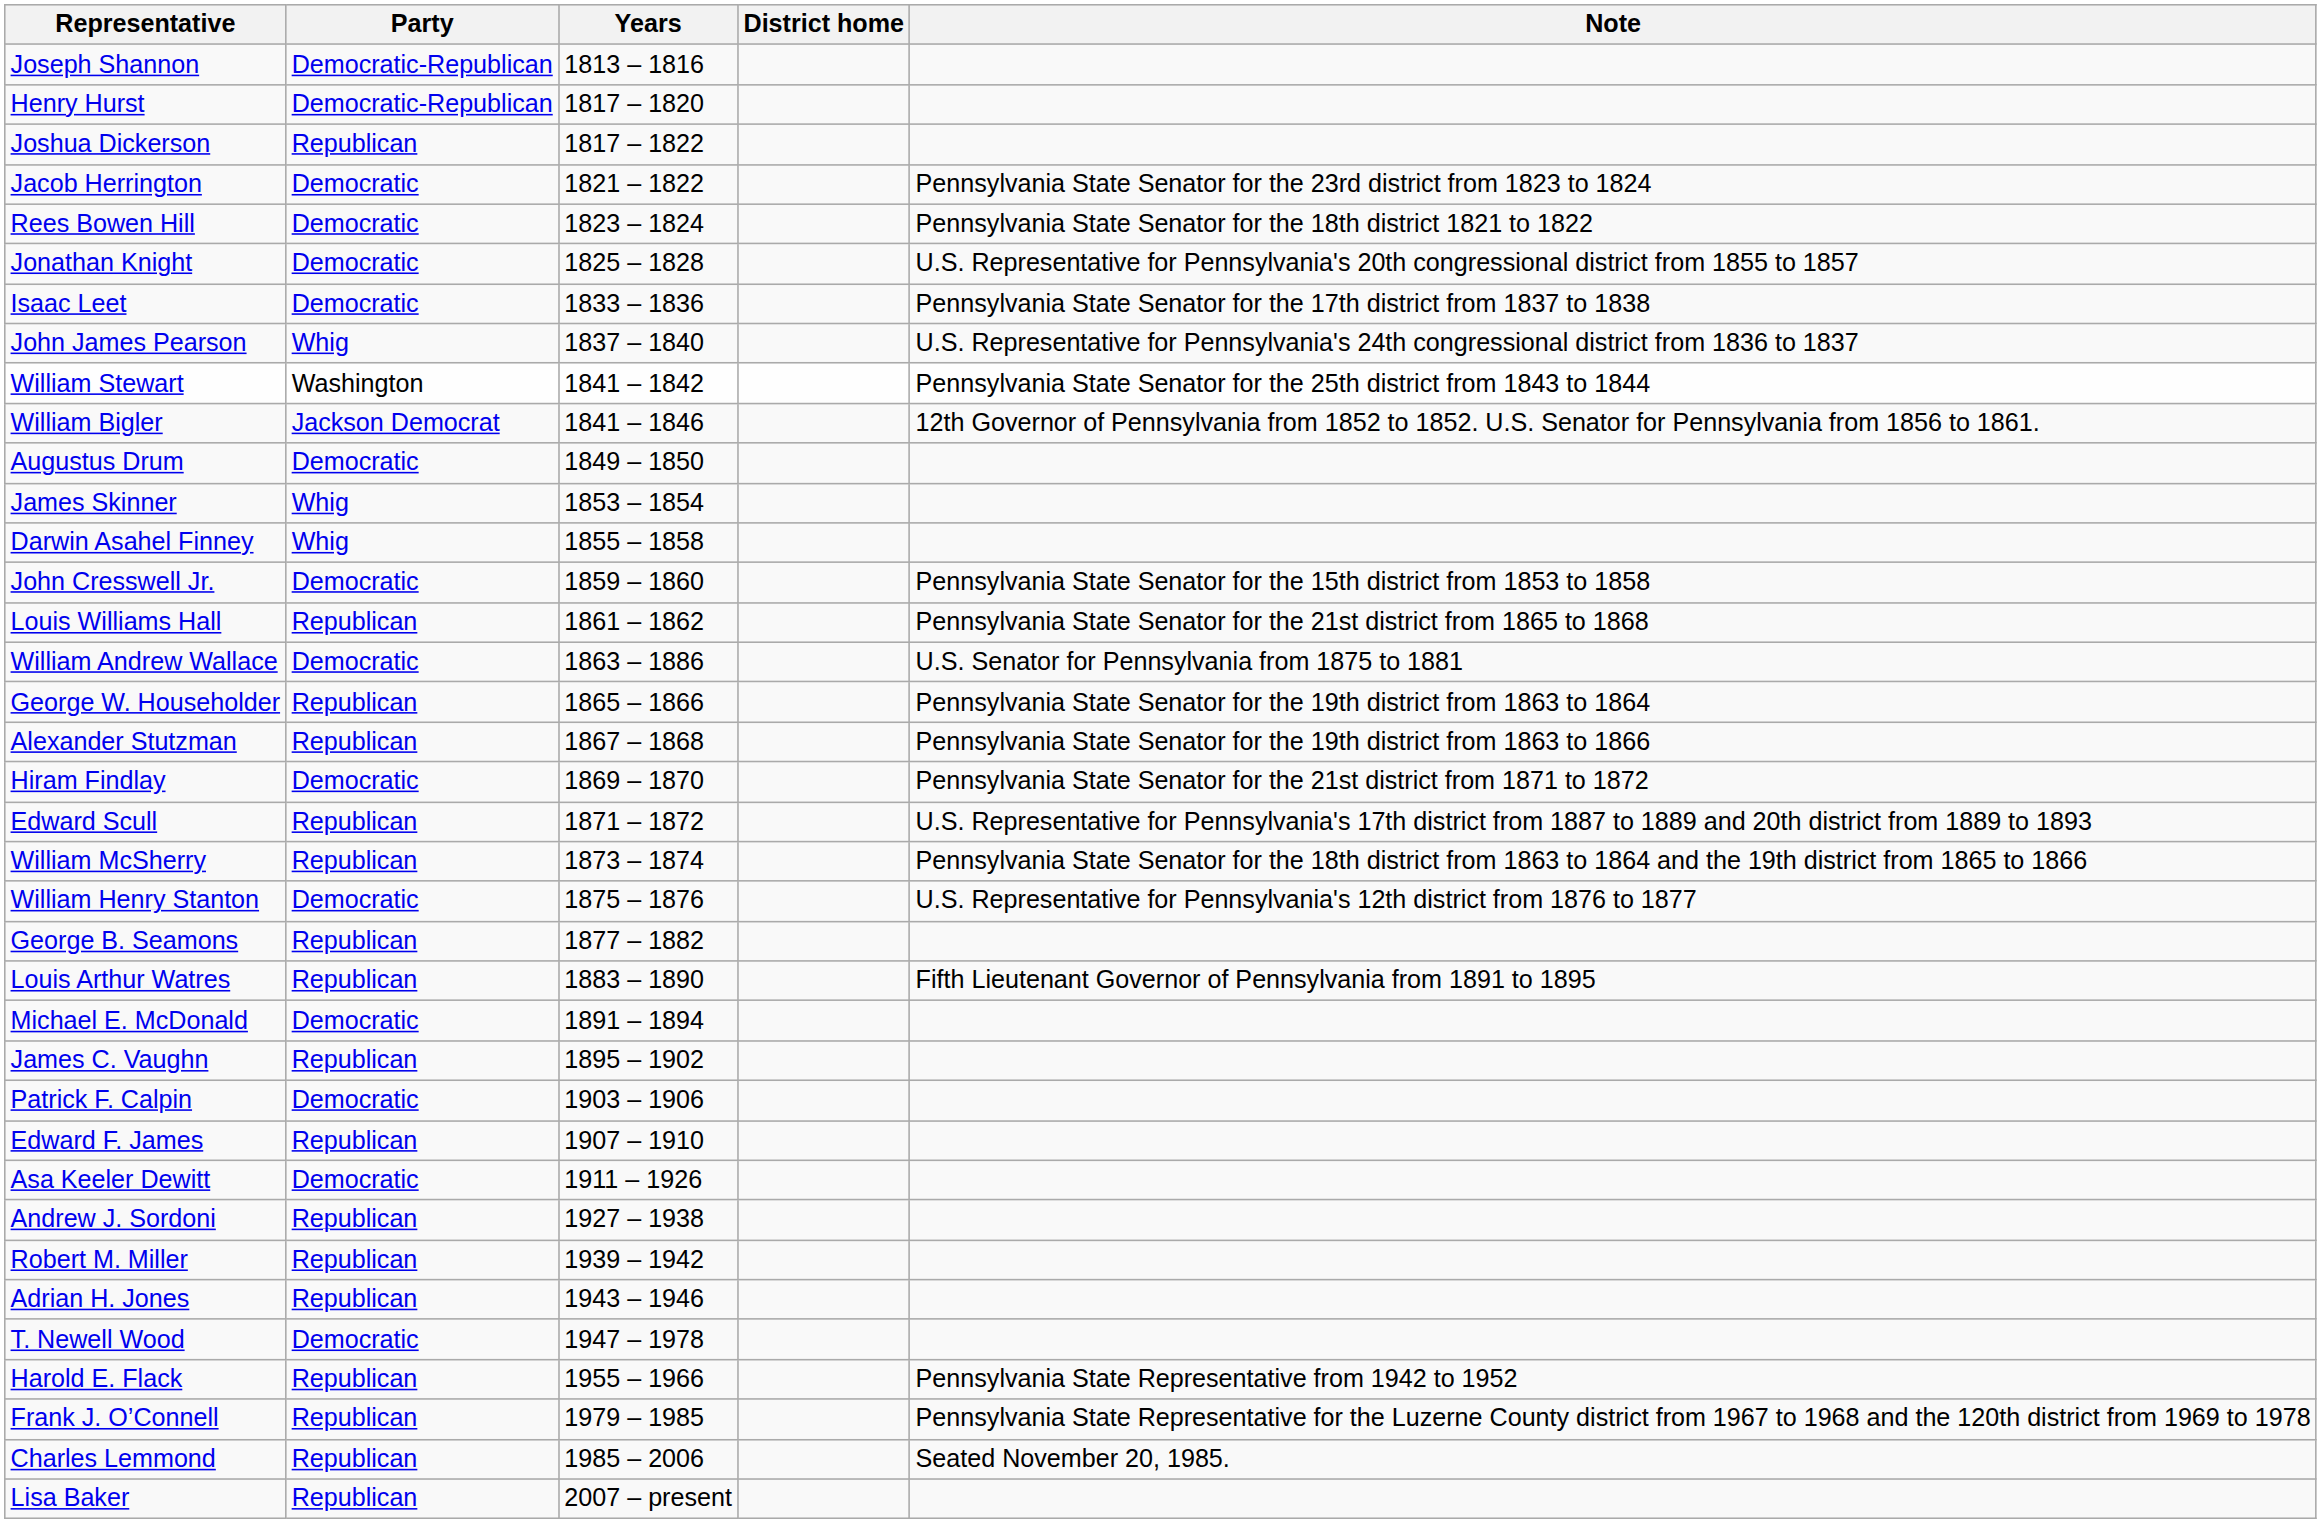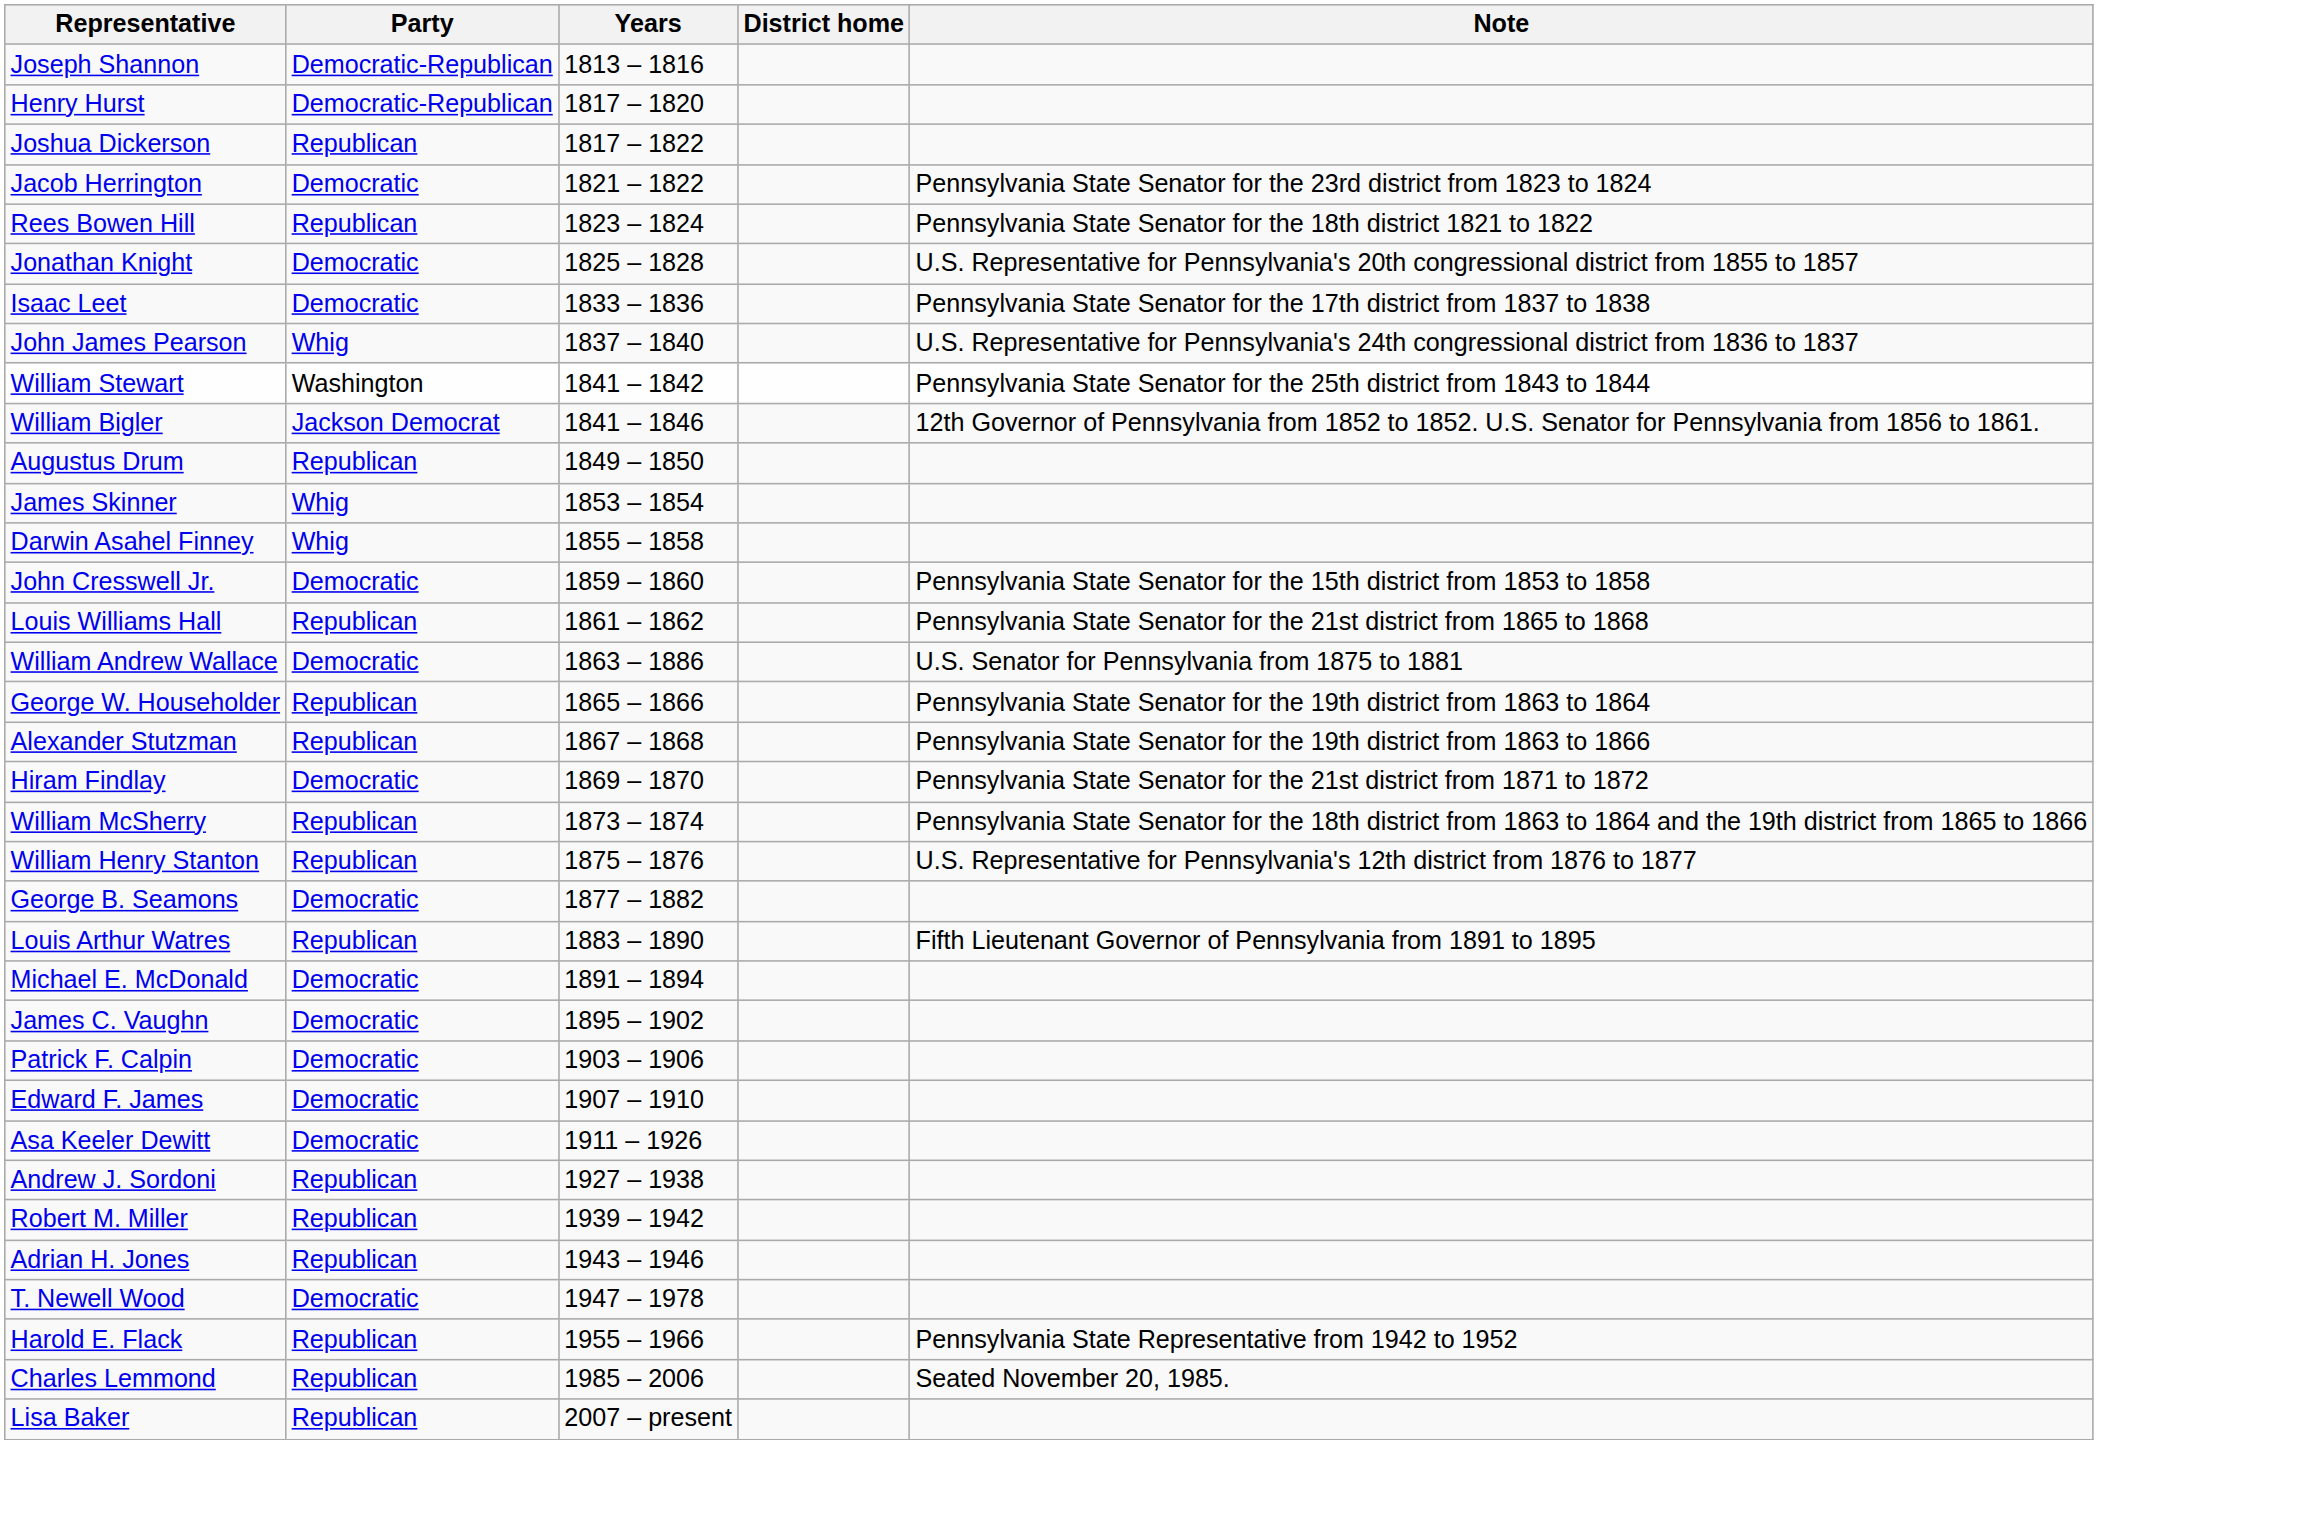(355, 223) Democratic -> (355, 223) Republican
(355, 462) Democratic -> (355, 462) Republican
- row: (84, 821)
(355, 900) Democratic -> (355, 861) Republican
(355, 940) Republican -> (355, 900) Democratic
(355, 1060) Republican -> (355, 1020) Democratic
(355, 1139) Republican -> (355, 1100) Democratic
- row: (115, 1418)
